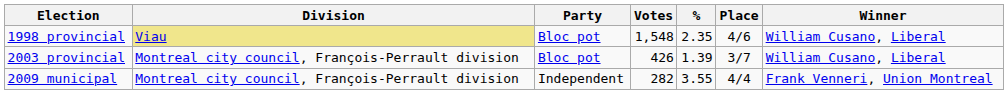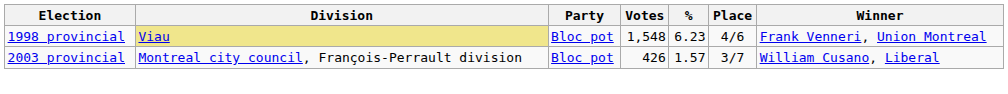(697, 36) 2.35 -> (690, 36) 6.23
(856, 36) William Cusano, Liberal -> (873, 36) Frank Venneri, Union Montreal
(697, 57) 1.39 -> (690, 57) 1.57
- row: (62, 79)
